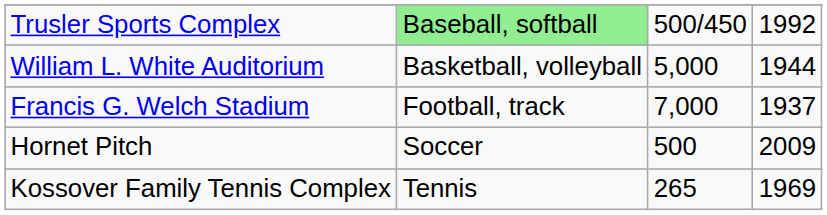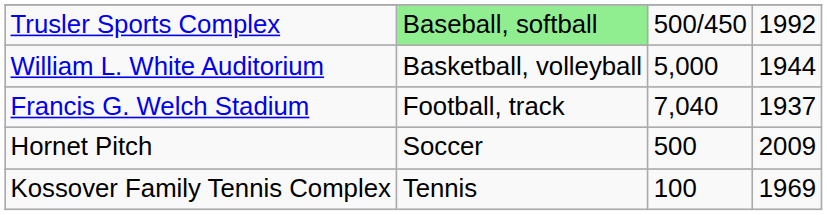(686, 106) 7,000 -> (686, 106) 7,040
(675, 188) 265 -> (675, 188) 100
